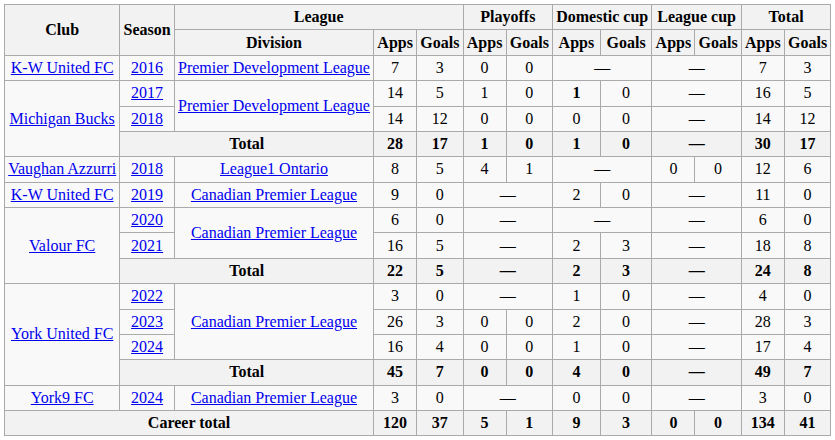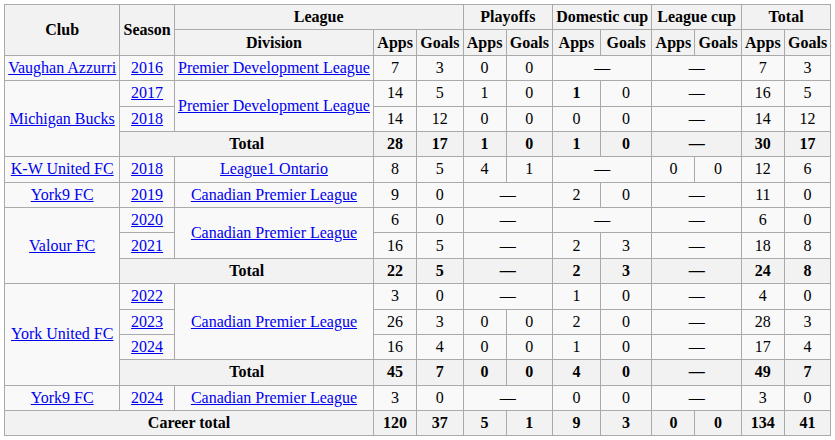(62, 67) K-W United FC -> (62, 67) Vaughan Azzurri
(62, 169) Vaughan Azzurri -> (62, 169) K-W United FC
(62, 194) K-W United FC -> (62, 194) York9 FC
